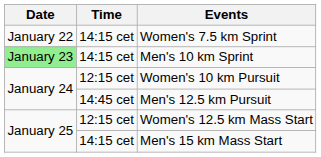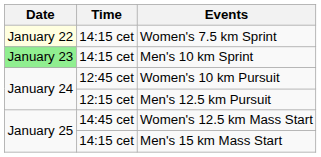(40, 36) no background -> (40, 36) lightyellow background
(107, 78) 12:15 cet -> (107, 78) 12:45 cet
(107, 99) 14:45 cet -> (107, 99) 12:15 cet
(107, 120) 12:15 cet -> (107, 120) 14:45 cet
